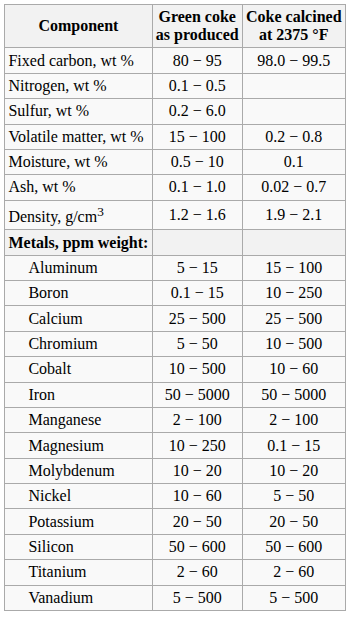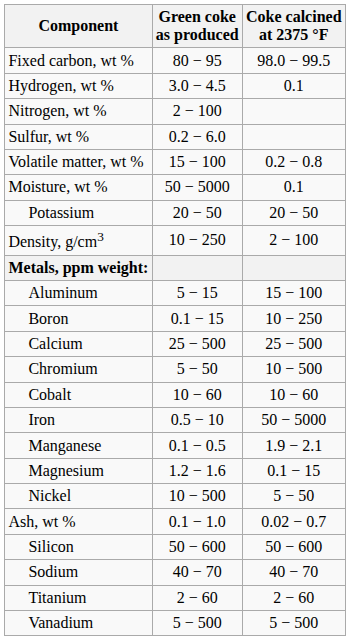+ row: (61, 85)
(197, 85) 0.1 − 0.5 -> (197, 111) 2 − 100
(197, 162) 0.5 − 10 -> (197, 187) 50 − 5000
rows swapped: (42, 187) <-> (51, 521)
(197, 214) 1.2 − 1.6 -> (197, 240) 10 − 250
(294, 214) 1.9 − 2.1 -> (294, 240) 2 − 100
(197, 369) 10 − 500 -> (197, 394) 10 − 60
(197, 394) 50 − 5000 -> (197, 420) 0.5 − 10
(197, 420) 2 − 100 -> (197, 445) 0.1 − 0.5
(294, 420) 2 − 100 -> (294, 445) 1.9 − 2.1
(197, 445) 10 − 250 -> (197, 470) 1.2 − 1.6
- row: (62, 470)
(197, 496) 10 − 60 -> (197, 496) 10 − 500
+ row: (43, 572)
